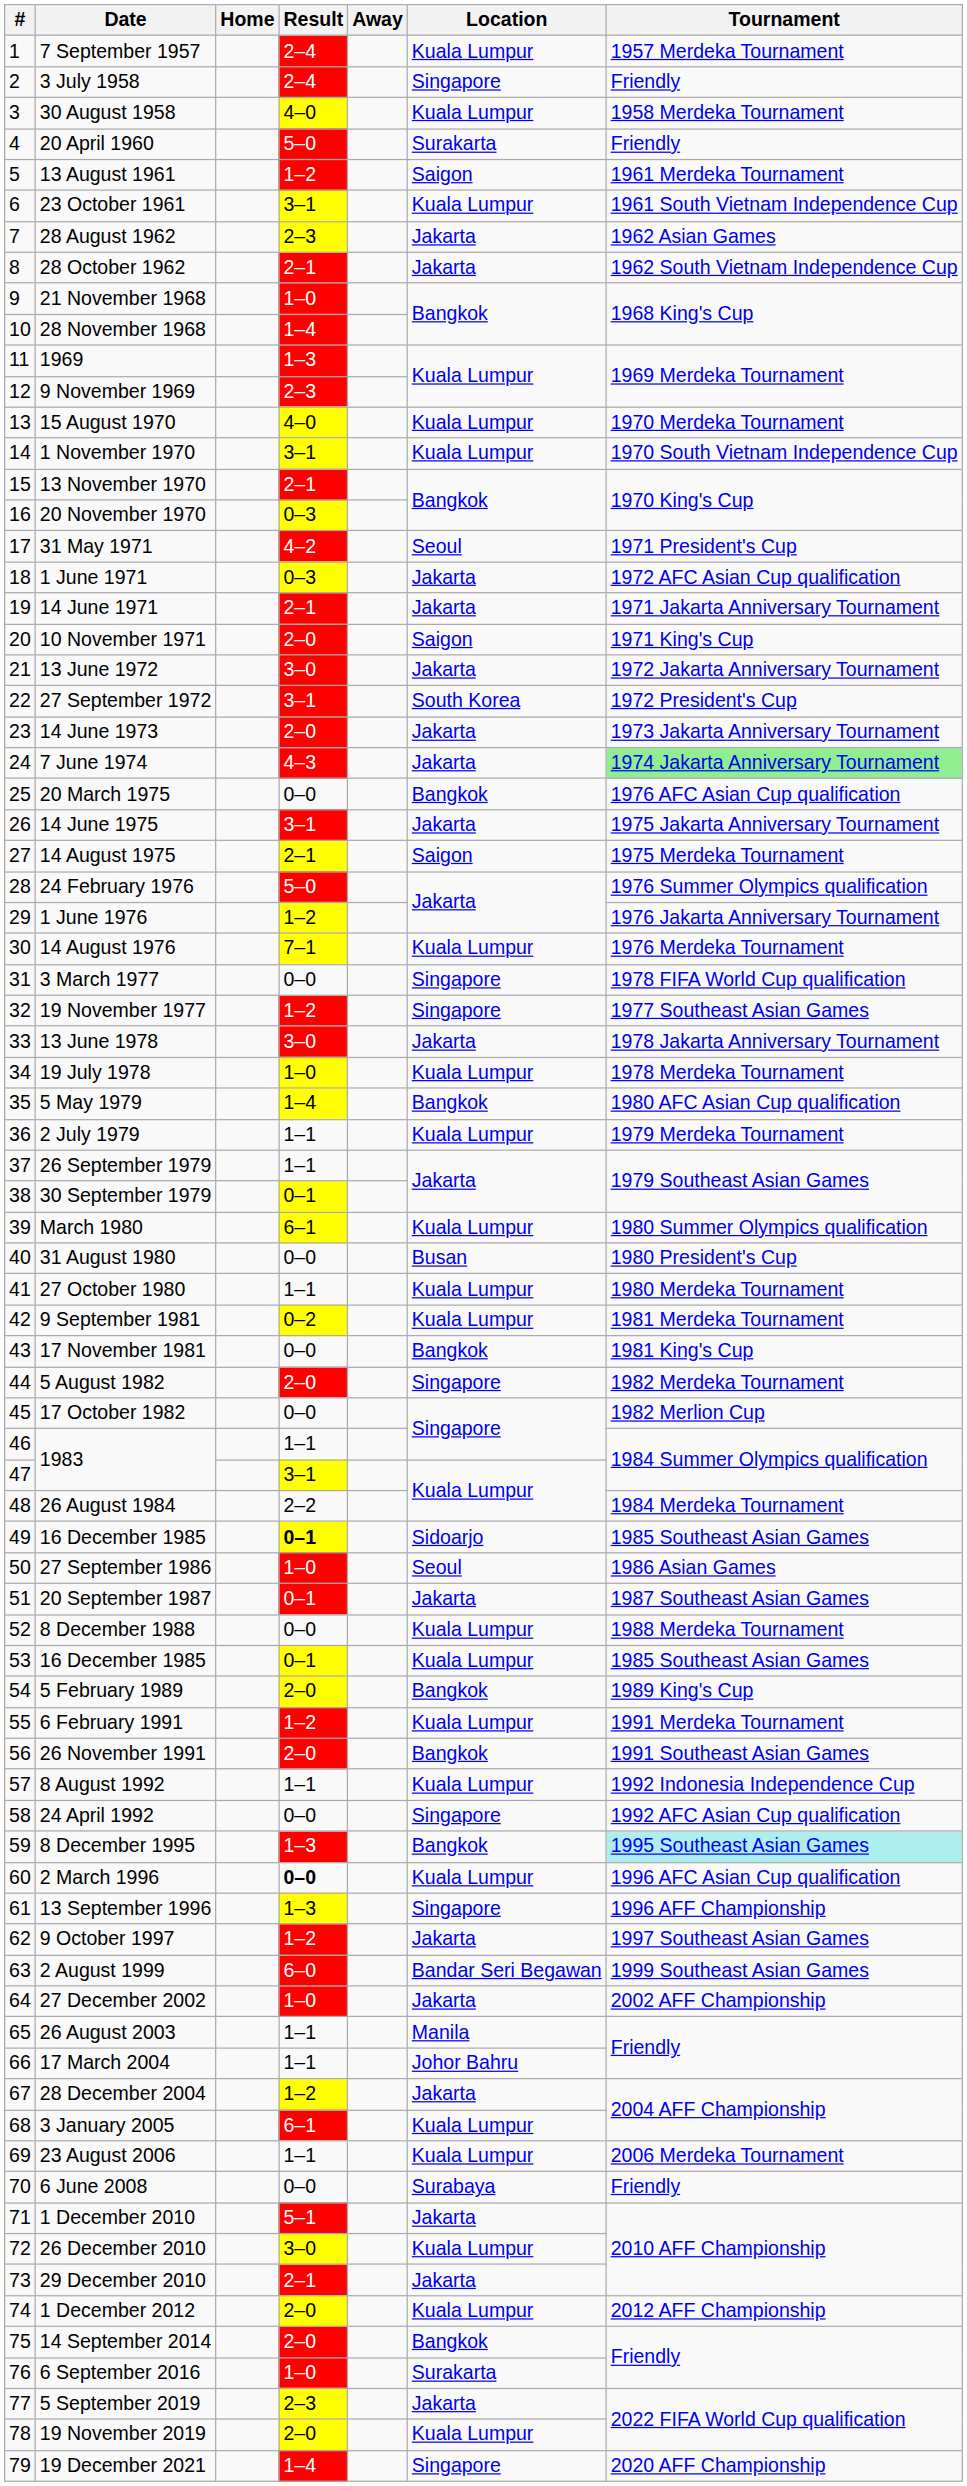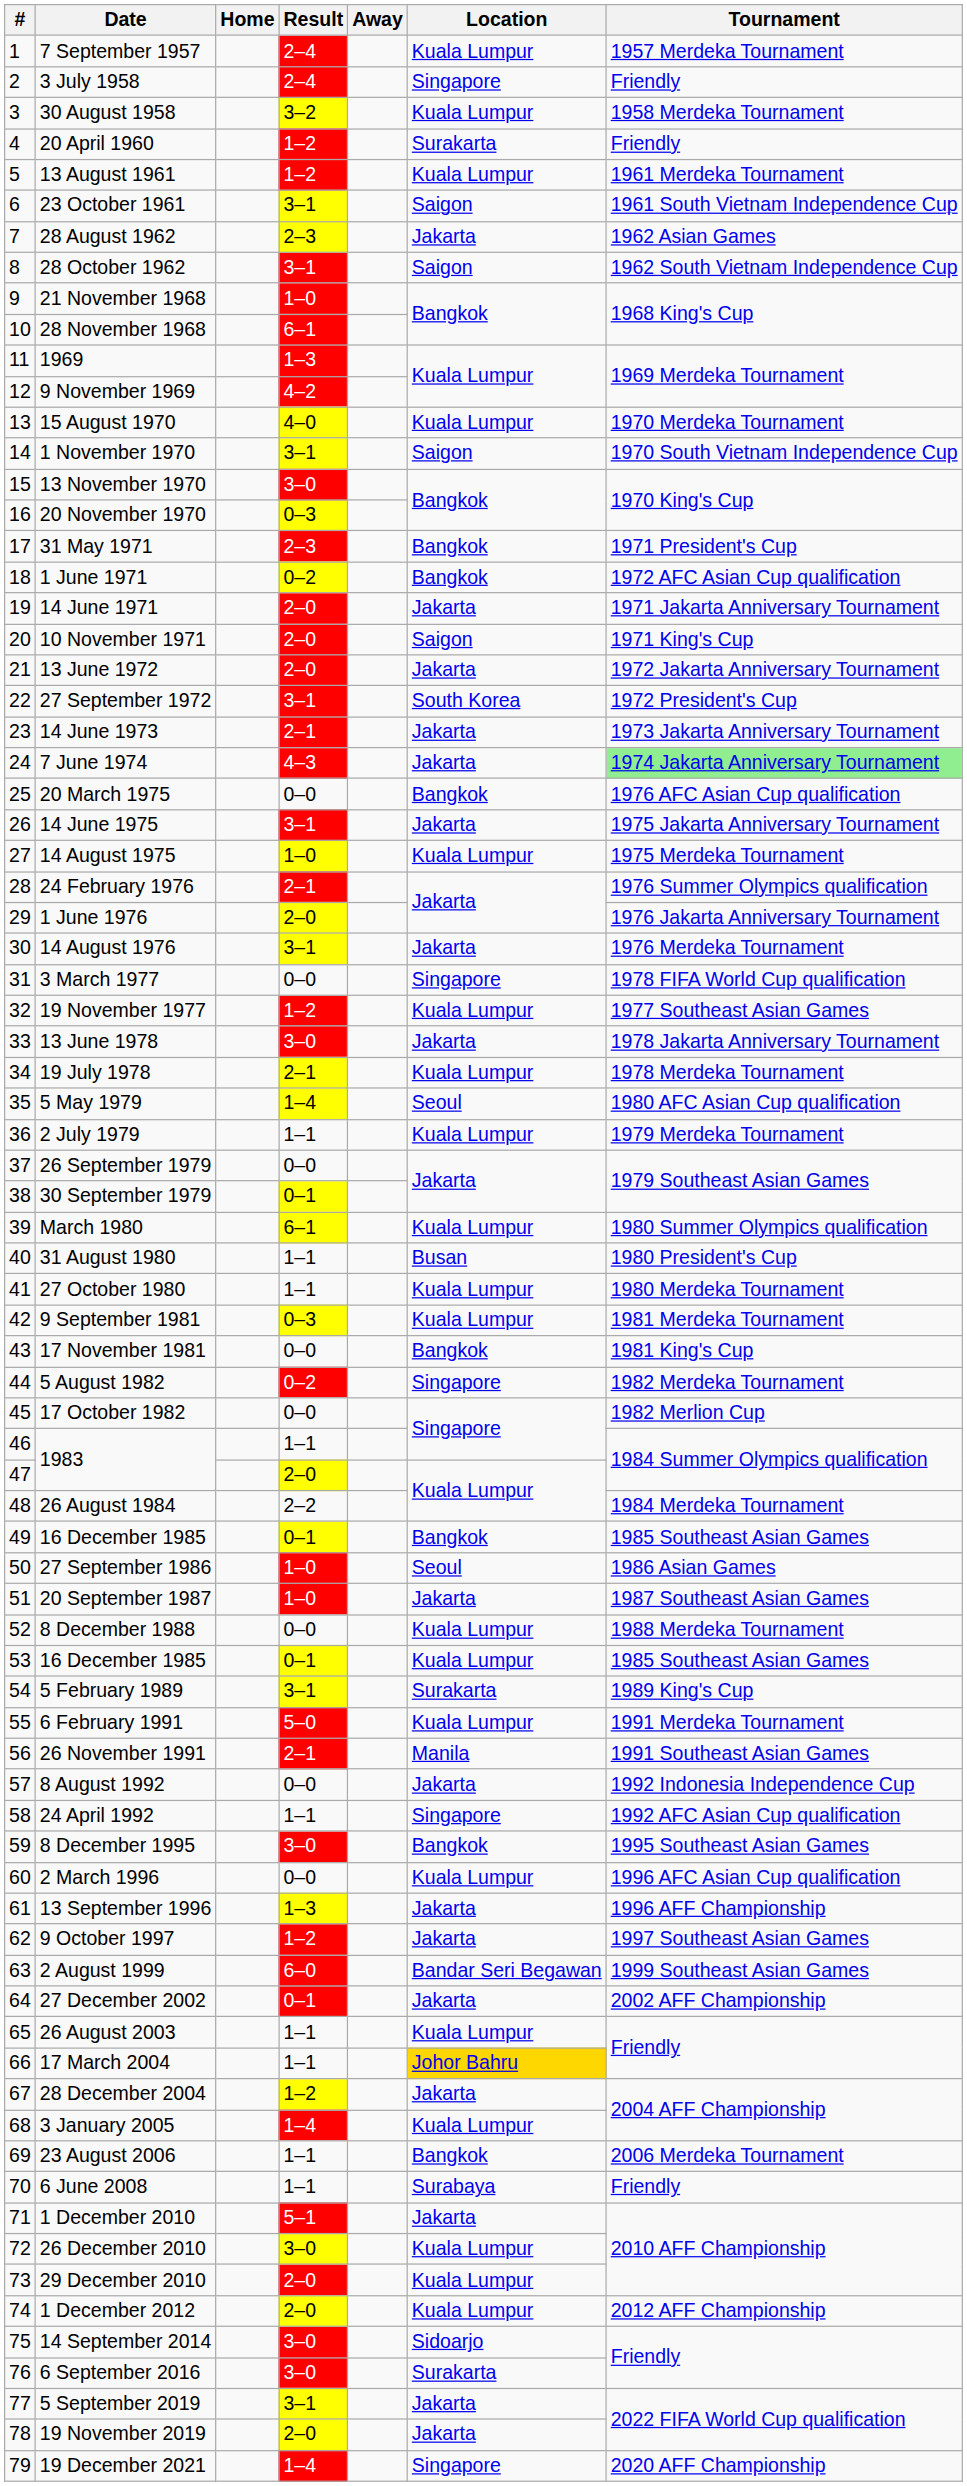(300, 112) 4–0 -> (300, 112) 3–2
(300, 143) 5–0 -> (300, 143) 1–2
(442, 174) Saigon -> (473, 174) Kuala Lumpur
(473, 205) Kuala Lumpur -> (442, 205) Saigon
(300, 267) 2–1 -> (300, 267) 3–1
(444, 267) Jakarta -> (442, 267) Saigon
(300, 329) 1–4 -> (300, 329) 6–1
(300, 391) 2–3 -> (300, 391) 4–2
(473, 453) Kuala Lumpur -> (442, 453) Saigon
(300, 484) 2–1 -> (300, 484) 3–0
(300, 546) 4–2 -> (300, 546) 2–3
(437, 546) Seoul -> (450, 546) Bangkok
(300, 577) 0–3 -> (300, 577) 0–2
(444, 577) Jakarta -> (450, 577) Bangkok
(300, 608) 2–1 -> (300, 608) 2–0
(300, 670) 3–0 -> (300, 670) 2–0
(300, 732) 2–0 -> (300, 732) 2–1
(300, 855) 2–1 -> (300, 855) 1–0
(442, 855) Saigon -> (473, 855) Kuala Lumpur
(300, 886) 5–0 -> (300, 886) 2–1
(300, 917) 1–2 -> (300, 917) 2–0
(300, 948) 7–1 -> (300, 948) 3–1
(473, 948) Kuala Lumpur -> (444, 948) Jakarta
(456, 1010) Singapore -> (473, 1010) Kuala Lumpur
(300, 1072) 1–0 -> (300, 1072) 2–1
(450, 1103) Bangkok -> (437, 1103) Seoul
(300, 1165) 1–1 -> (300, 1165) 0–0
(300, 1258) 0–0 -> (300, 1258) 1–1
(300, 1320) 0–2 -> (300, 1320) 0–3
(300, 1382) 2–0 -> (300, 1382) 0–2
(300, 1474) 3–1 -> (300, 1474) 2–0
(300, 1536) bold -> (300, 1536) normal
(448, 1536) Sidoarjo -> (450, 1536) Bangkok
(300, 1598) 0–1 -> (300, 1598) 1–0
(300, 1691) 2–0 -> (300, 1691) 3–1
(450, 1691) Bangkok -> (454, 1691) Surakarta
(300, 1722) 1–2 -> (300, 1722) 5–0
(300, 1753) 2–0 -> (300, 1753) 2–1
(450, 1753) Bangkok -> (441, 1753) Manila
(300, 1784) 1–1 -> (300, 1784) 0–0
(473, 1784) Kuala Lumpur -> (444, 1784) Jakarta
(300, 1815) 0–0 -> (300, 1815) 1–1
(300, 1846) 1–3 -> (300, 1846) 3–0
(740, 1846) paleturquoise background -> (740, 1846) no background
(300, 1877) bold -> (300, 1877) normal
(456, 1908) Singapore -> (444, 1908) Jakarta
(300, 2001) 1–0 -> (300, 2001) 0–1
(441, 2032) Manila -> (473, 2032) Kuala Lumpur
(465, 2063) no background -> (465, 2063) gold background
(300, 2125) 6–1 -> (300, 2125) 1–4
(473, 2156) Kuala Lumpur -> (450, 2156) Bangkok
(300, 2187) 0–0 -> (300, 2187) 1–1
(300, 2279) 2–1 -> (300, 2279) 2–0
(444, 2279) Jakarta -> (473, 2279) Kuala Lumpur
(300, 2341) 2–0 -> (300, 2341) 3–0
(450, 2341) Bangkok -> (448, 2341) Sidoarjo
(300, 2372) 1–0 -> (300, 2372) 3–0
(300, 2403) 2–3 -> (300, 2403) 3–1
(473, 2434) Kuala Lumpur -> (444, 2434) Jakarta
